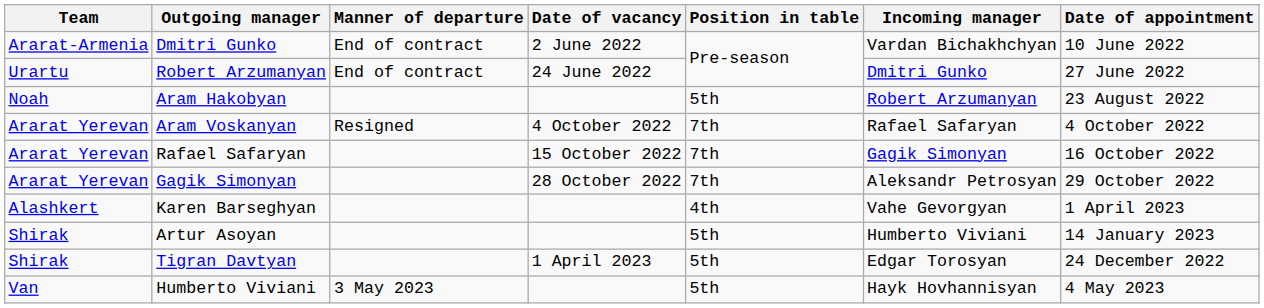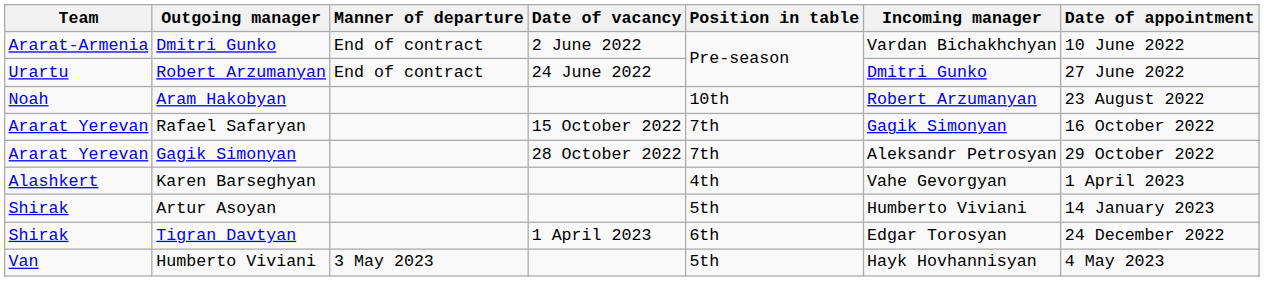(704, 100) 5th -> (709, 100) 10th
- row: (226, 127)
(704, 262) 5th -> (704, 235) 6th
